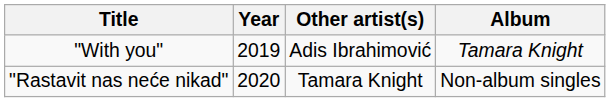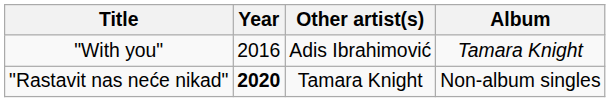(259, 50) 2019 -> (259, 50) 2016
(259, 81) normal -> (259, 81) bold
